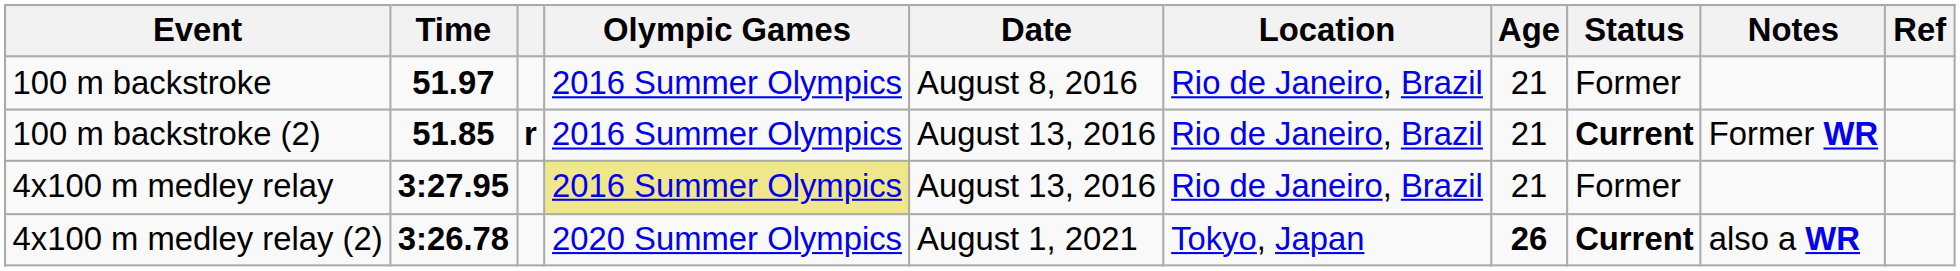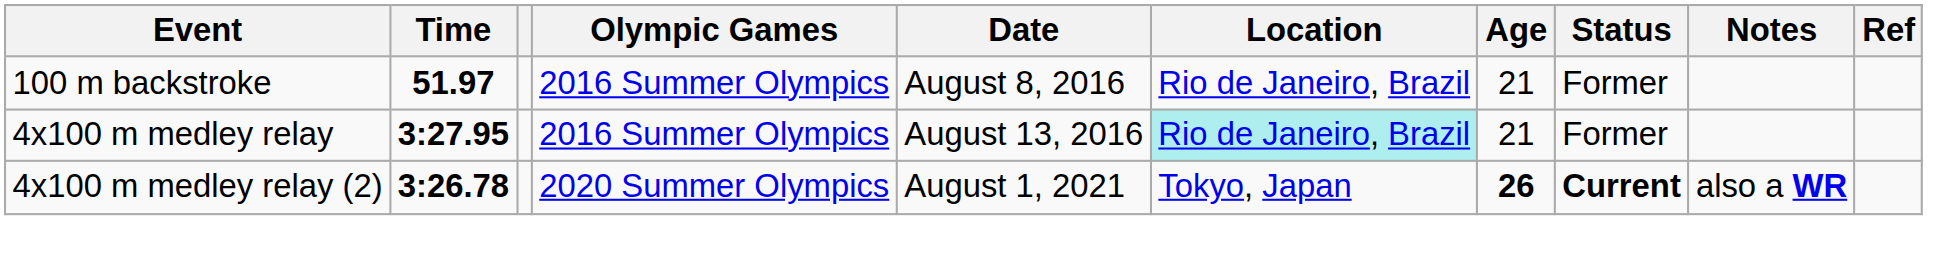- row: (167, 134)
(727, 186) khaki background -> (714, 134) no background
(1327, 186) no background -> (1314, 134) paleturquoise background
